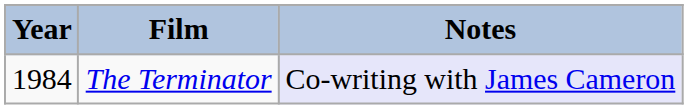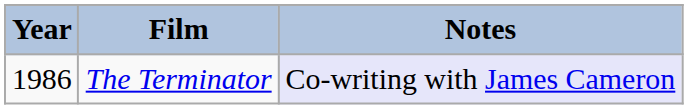(42, 78) 1984 -> (42, 78) 1986
